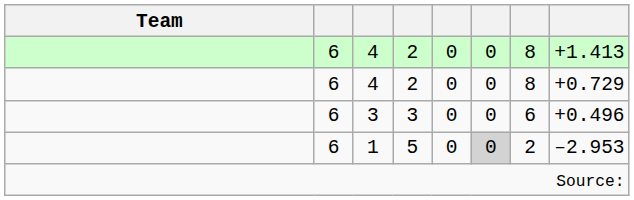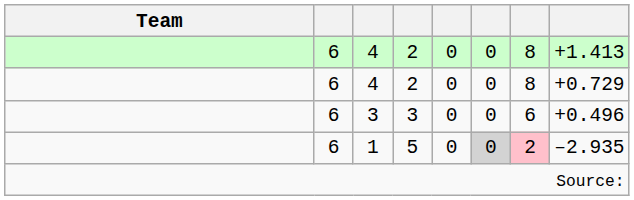(530, 148) no background -> (530, 148) pink background
(589, 148) –2.953 -> (589, 148) –2.935
